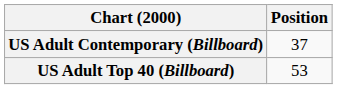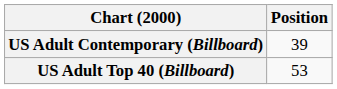(299, 44) 37 -> (299, 44) 39
